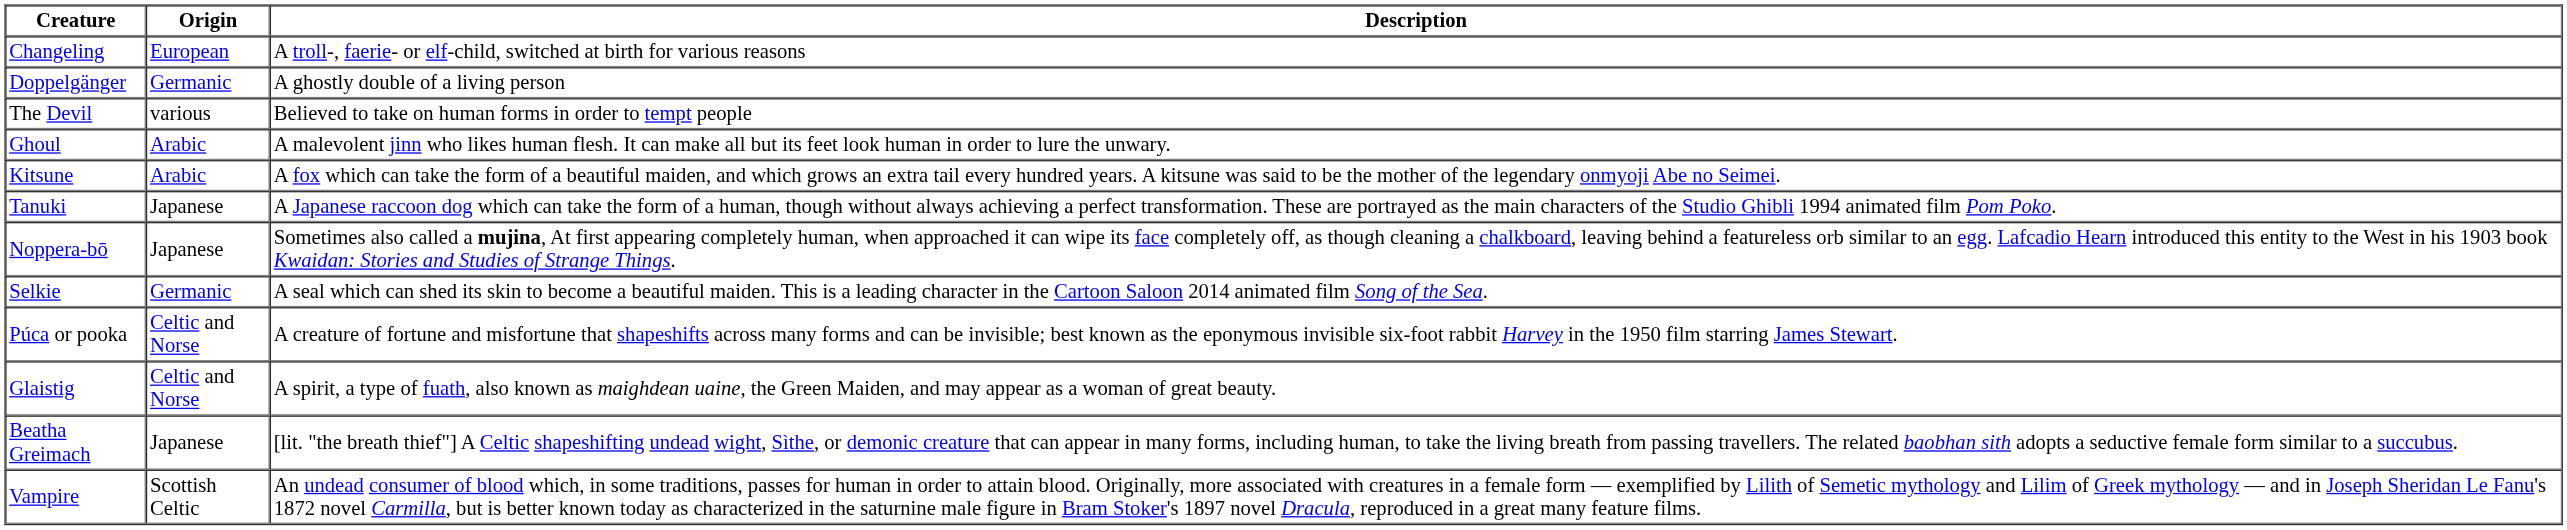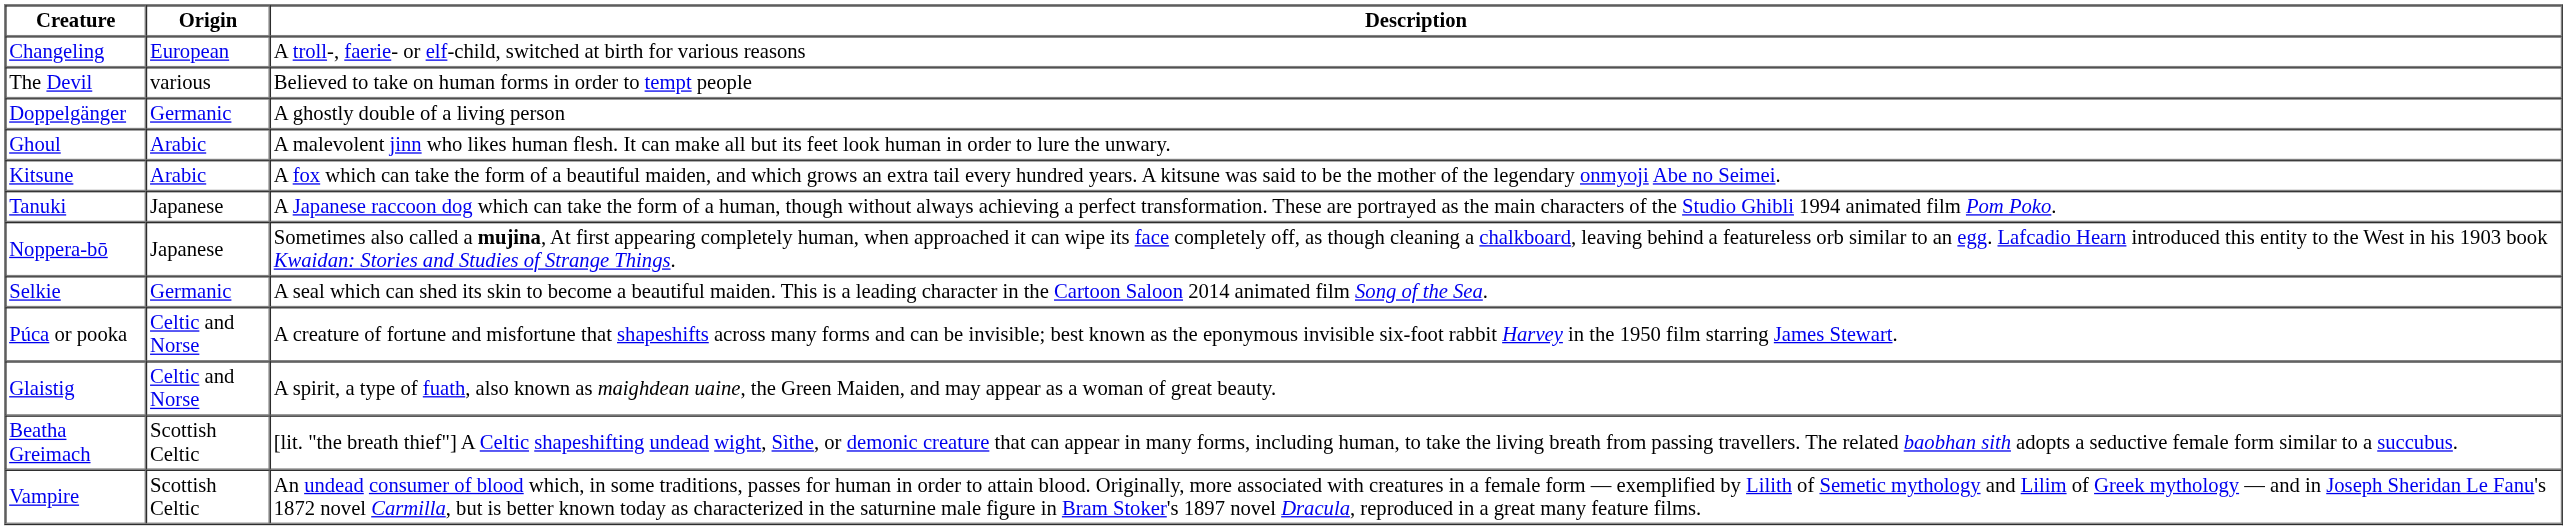rows swapped: (51, 113) <-> (68, 82)
(187, 442) Japanese -> (183, 442) Scottish Celtic
